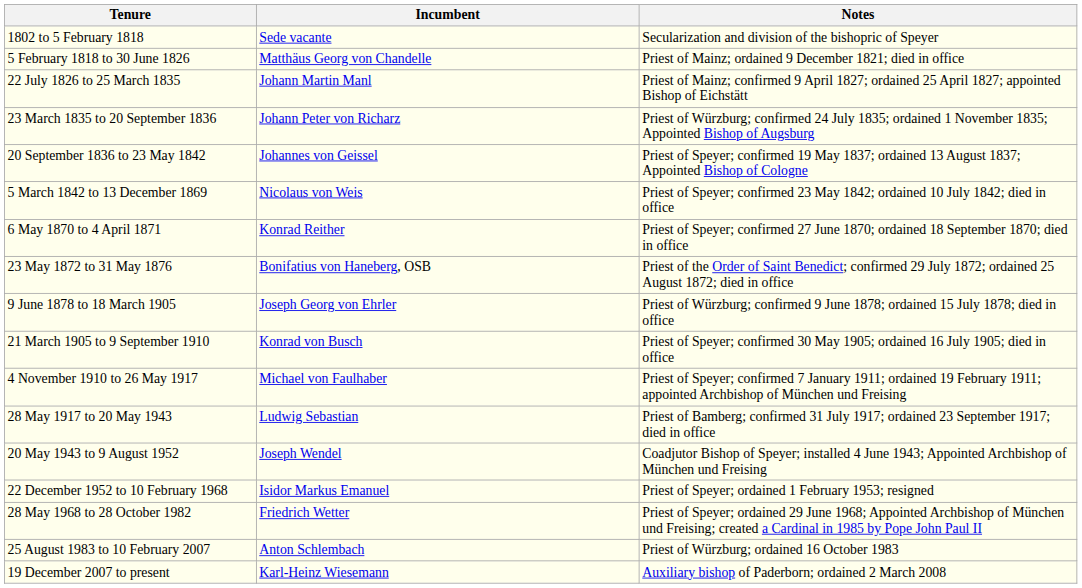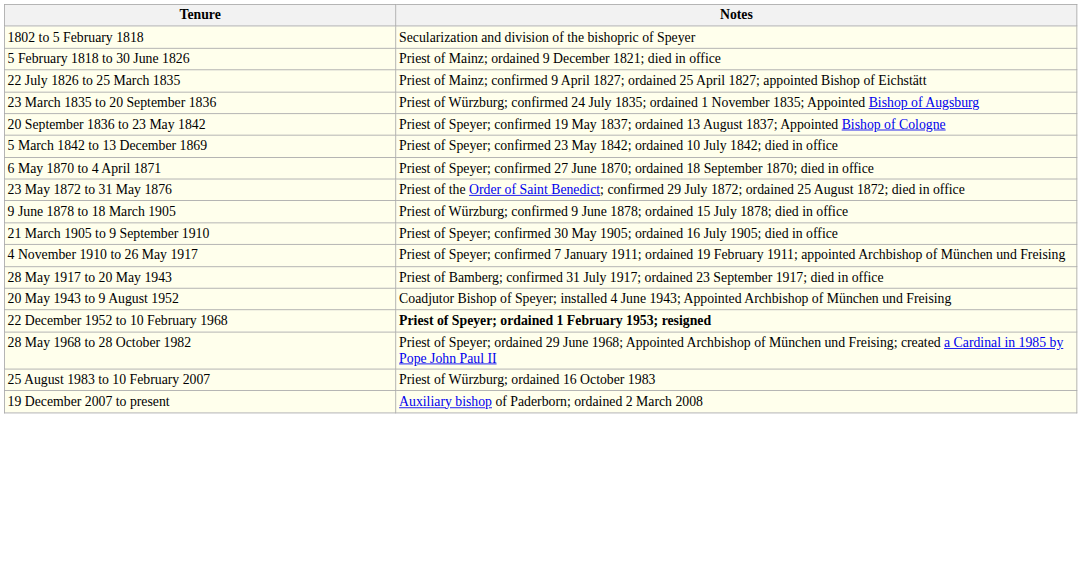- column: (448, 15)
(788, 491) normal -> (555, 320) bold
